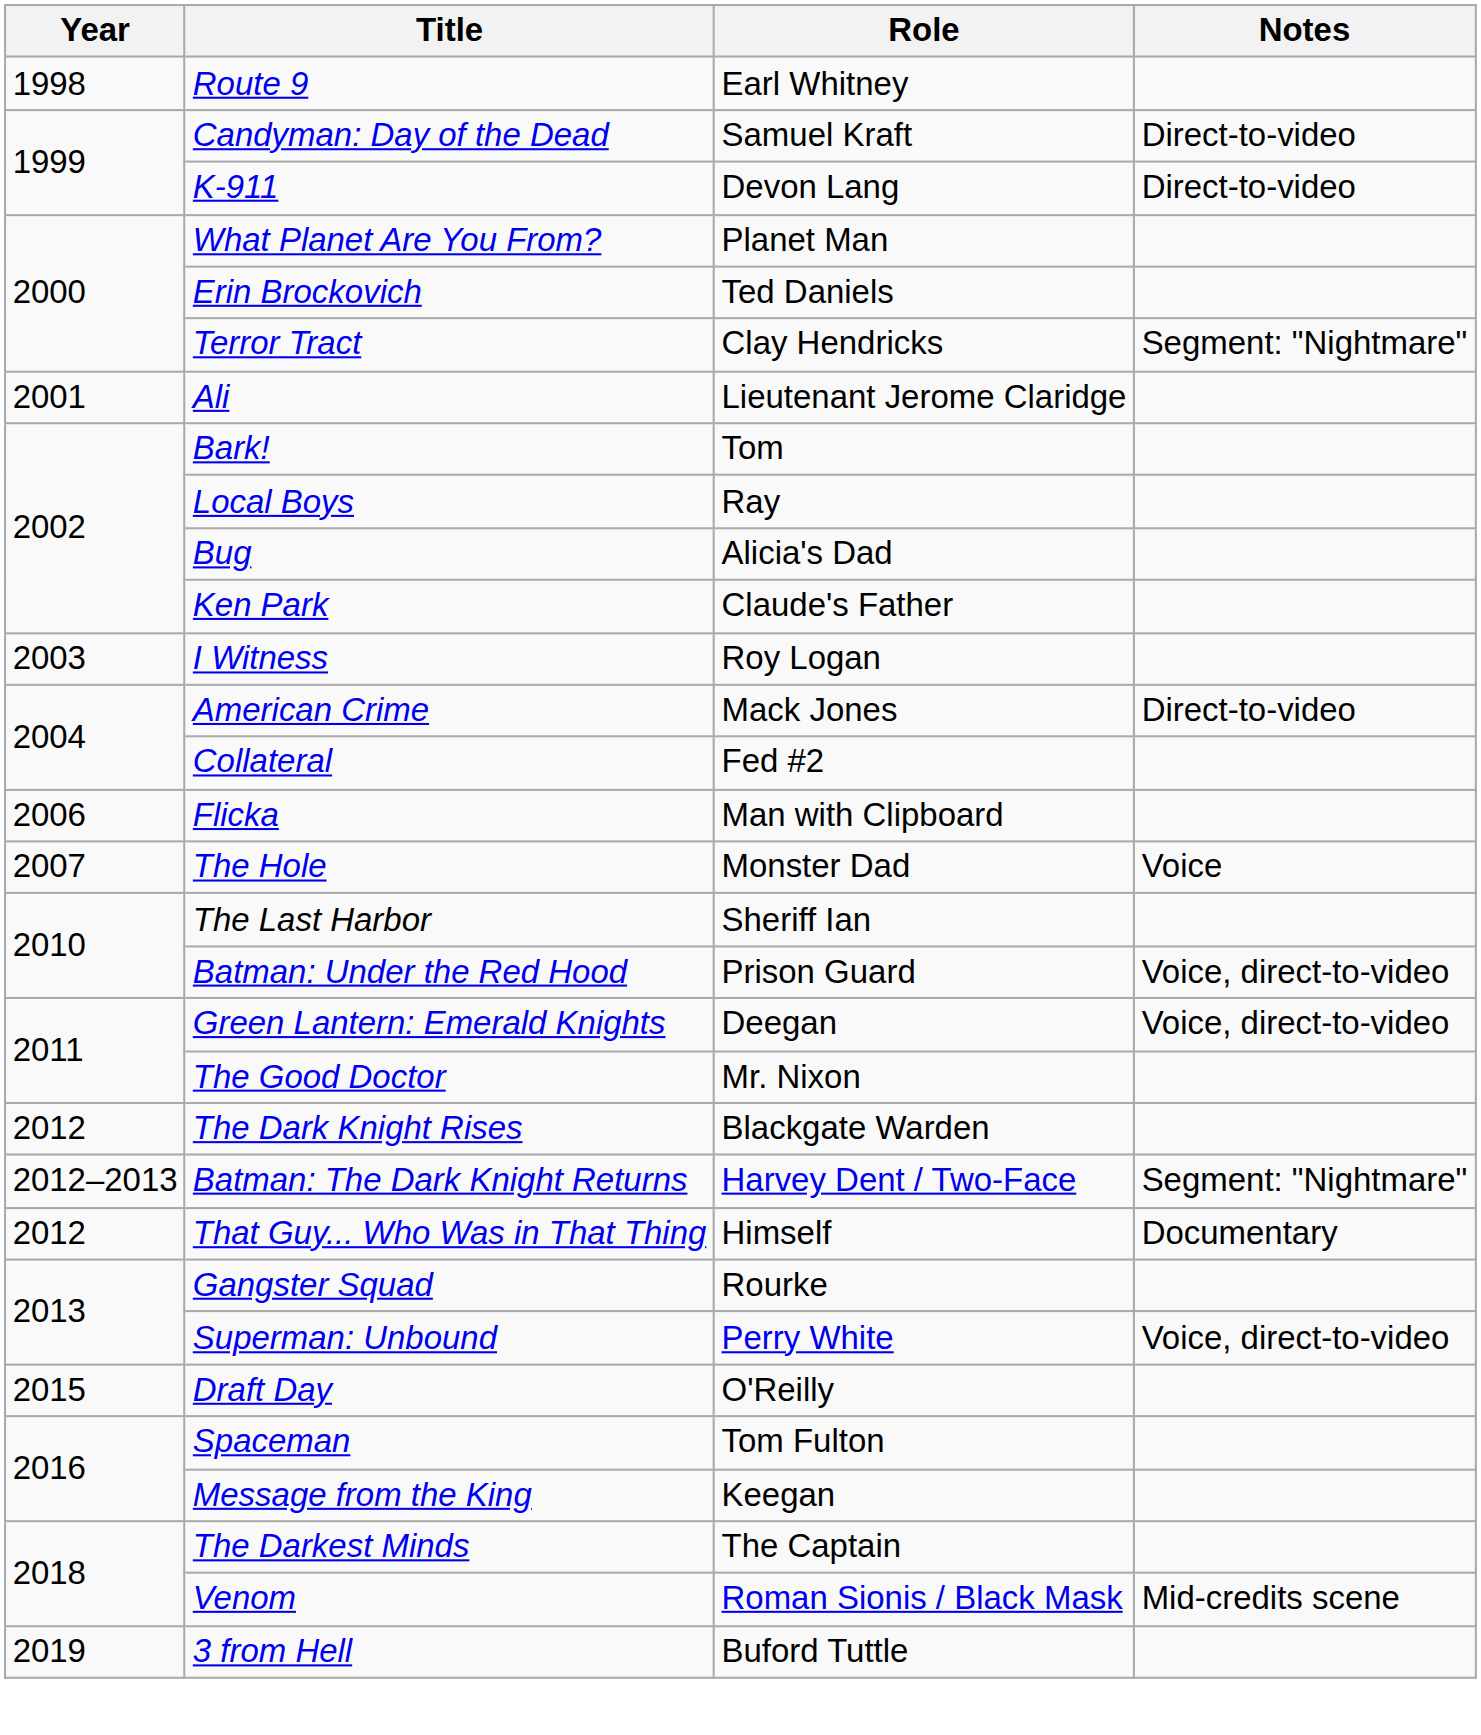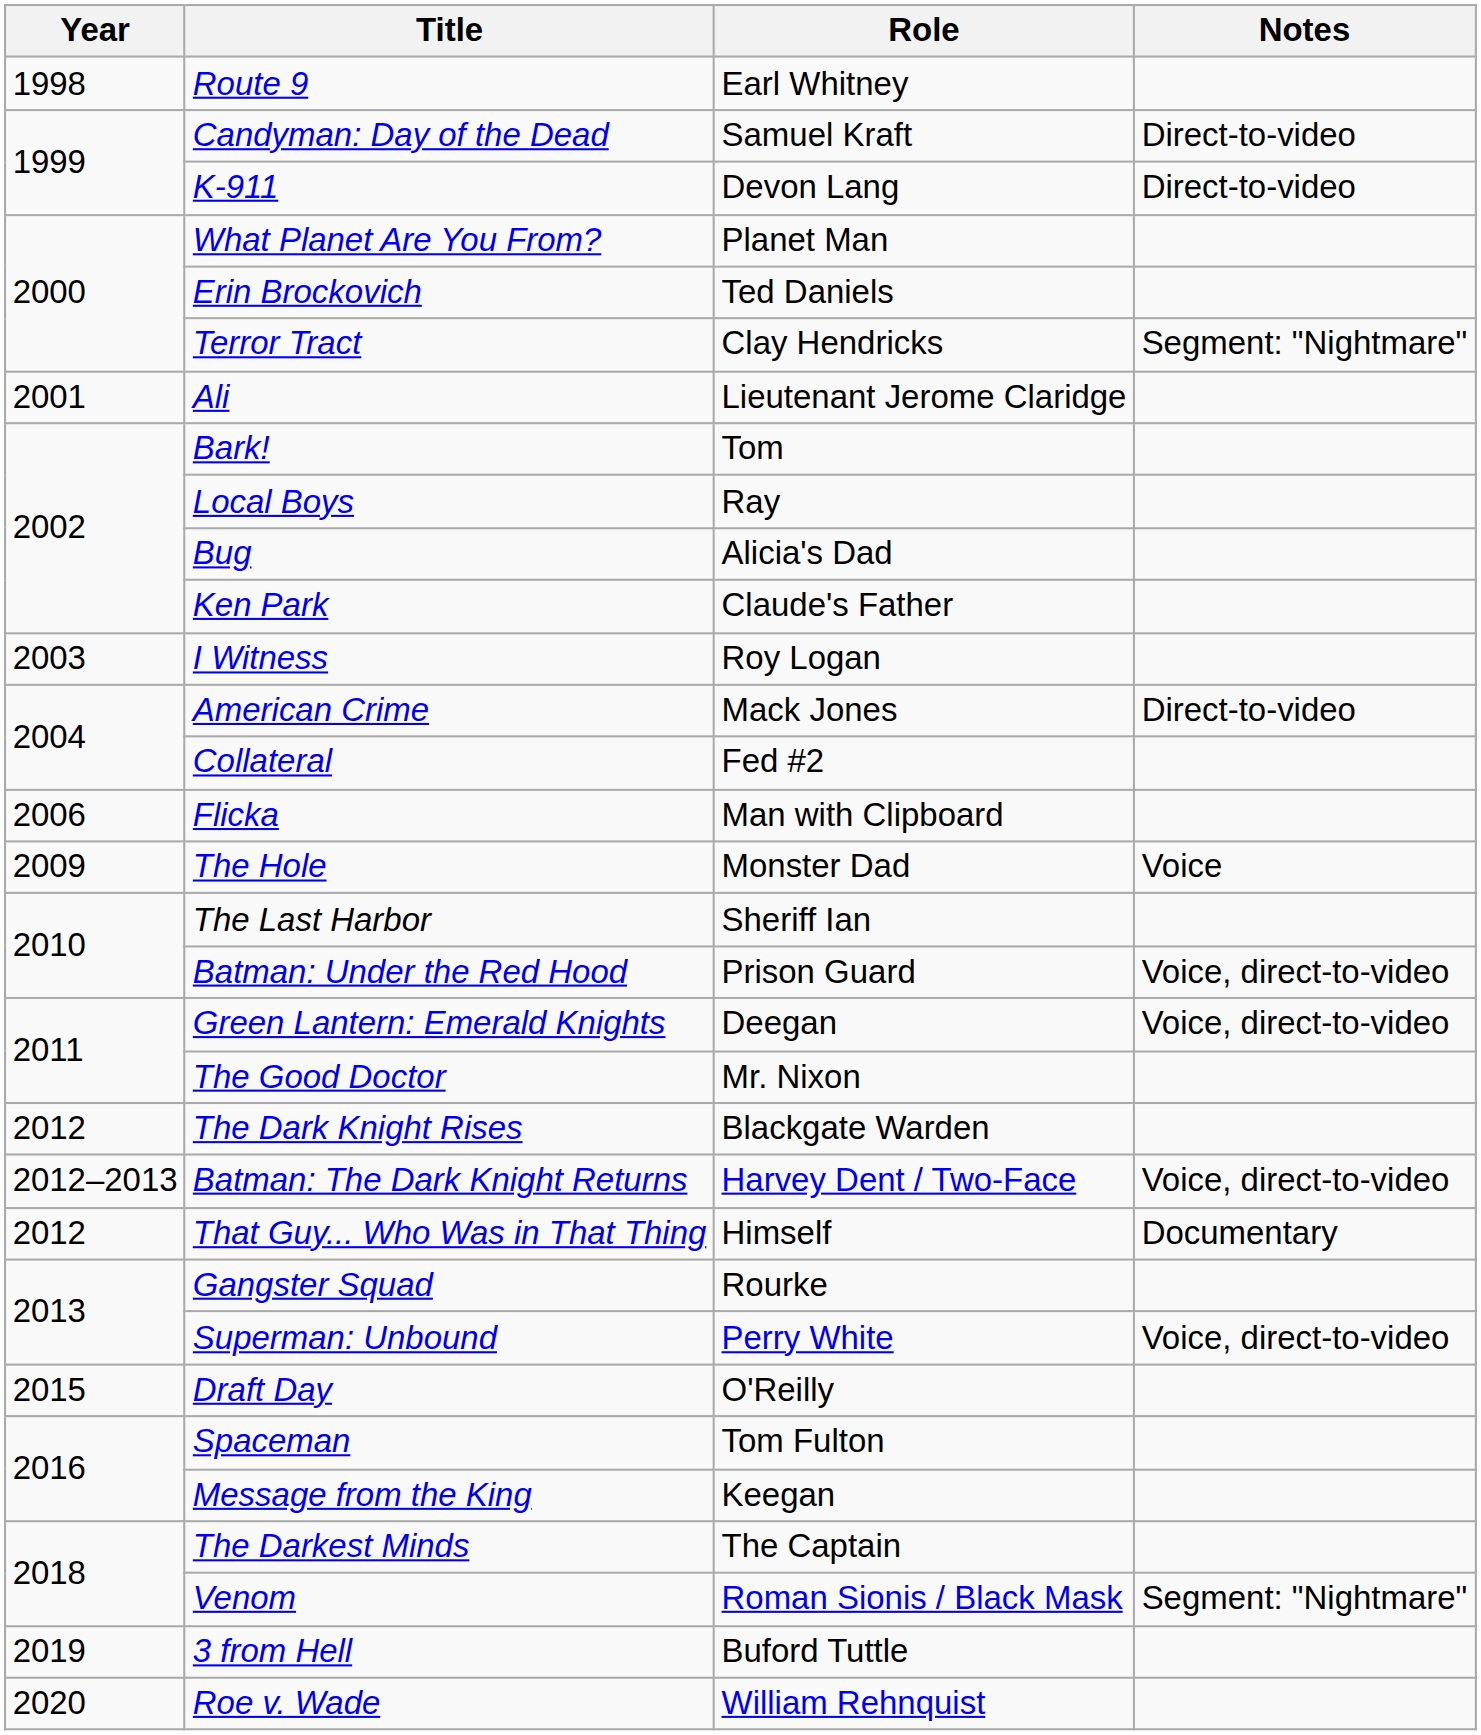(49, 866) 2007 -> (49, 866) 2009
(1304, 1180) Segment: "Nightmare" -> (1296, 1180) Voice, direct-to-video
(1271, 1598) Mid-credits scene -> (1304, 1598) Segment: "Nightmare"
+ row: (287, 1703)
